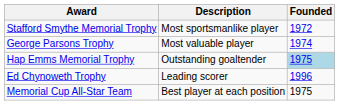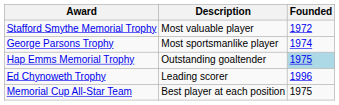(220, 28) Most sportsmanlike player -> (207, 28) Most valuable player
(207, 44) Most valuable player -> (220, 44) Most sportsmanlike player
